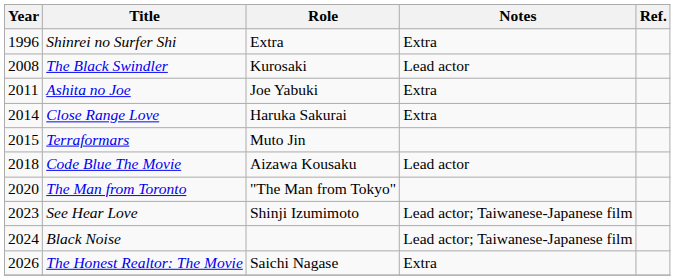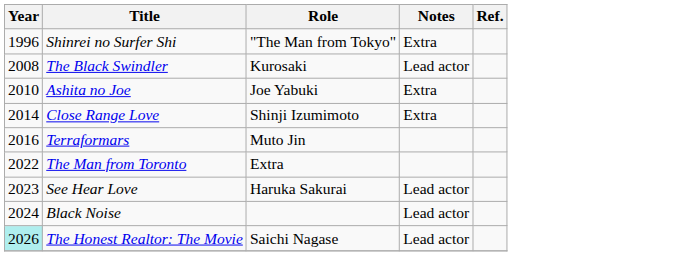(267, 41) Extra -> (323, 41) "The Man from Tokyo"
(23, 90) 2011 -> (24, 90) 2010
(298, 115) Haruka Sakurai -> (304, 115) Shinji Izumimoto
(24, 139) 2015 -> (24, 139) 2016
- row: (114, 164)
(24, 189) 2020 -> (24, 164) 2022
(323, 189) "The Man from Tokyo" -> (267, 164) Extra
(304, 213) Shinji Izumimoto -> (298, 189) Haruka Sakurai
(518, 213) Lead actor; Taiwanese-Japanese film -> (436, 189) Lead actor
(518, 238) Lead actor; Taiwanese-Japanese film -> (436, 213) Lead actor
(24, 262) no background -> (24, 238) paleturquoise background
(420, 262) Extra -> (436, 238) Lead actor
